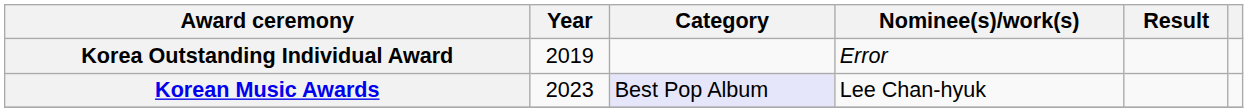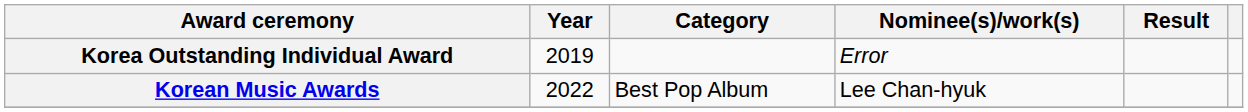(570, 90) 2023 -> (570, 90) 2022
(692, 90) lavender background -> (692, 90) no background
